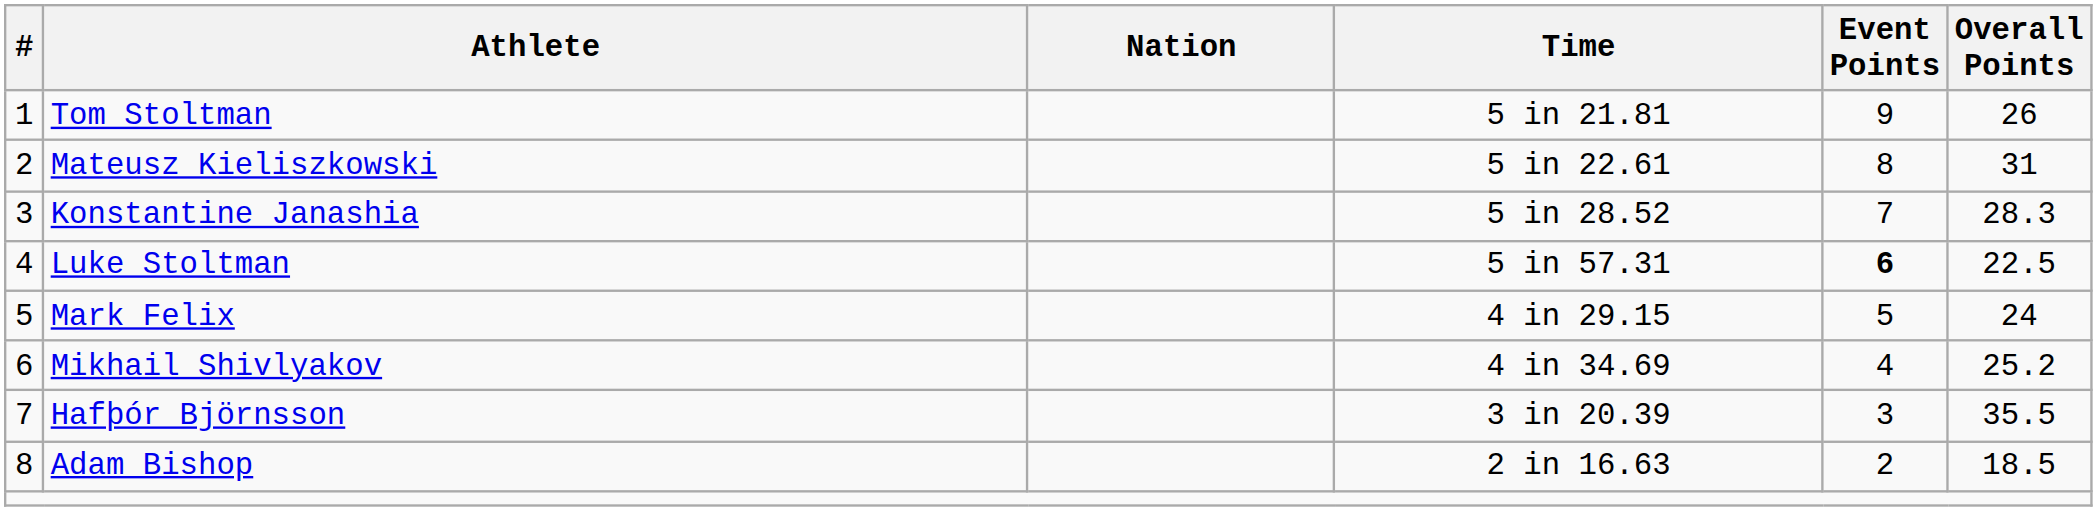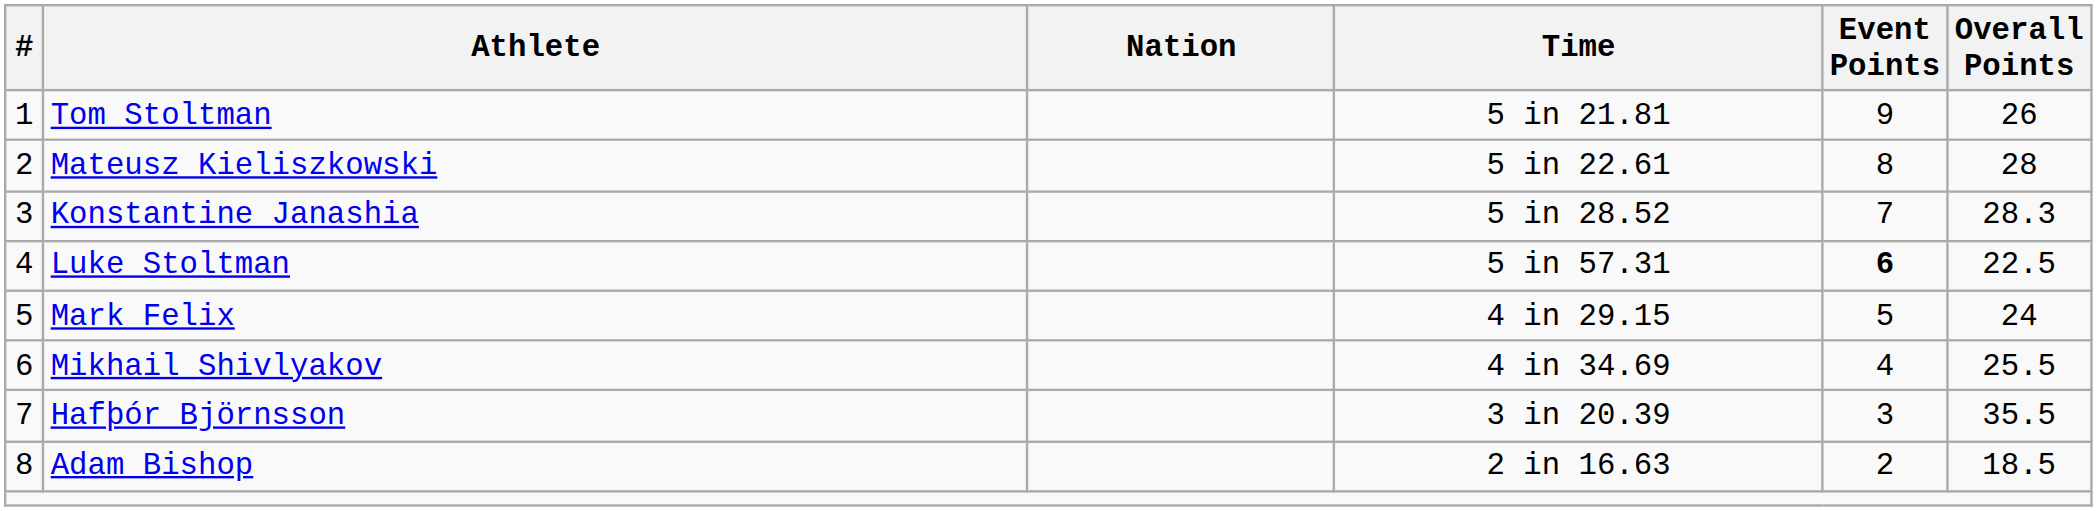(2019, 166) 31 -> (2019, 166) 28
(2019, 366) 25.2 -> (2019, 366) 25.5
